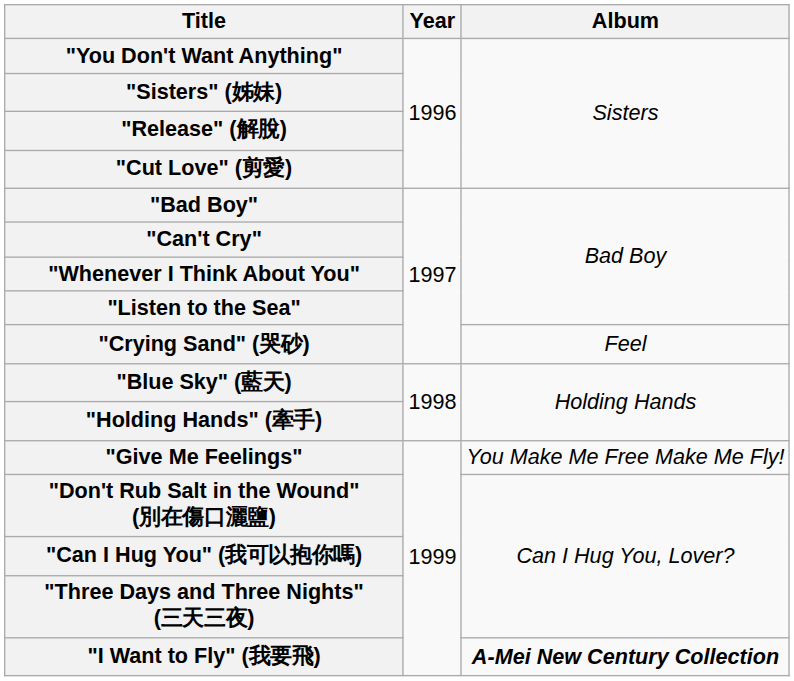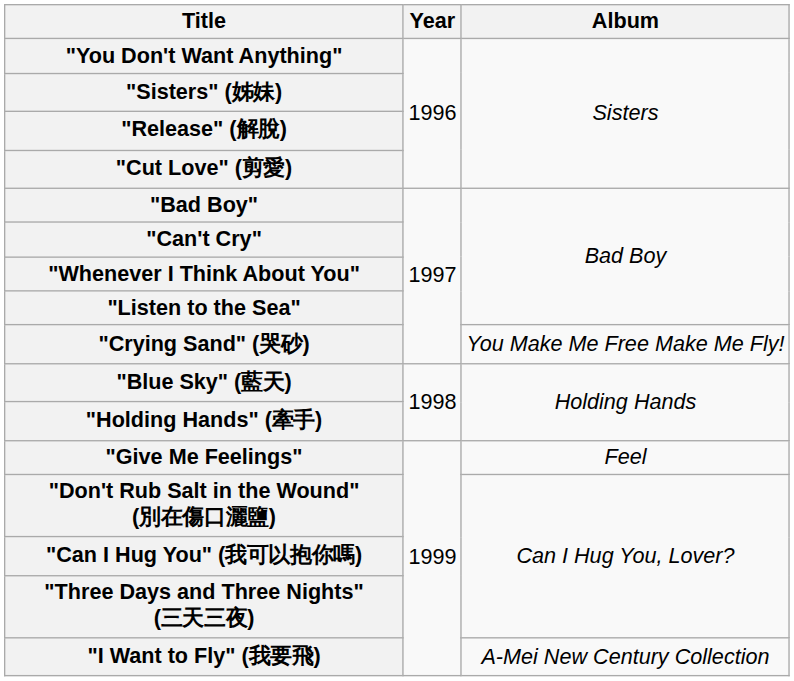(625, 344) Feel -> (625, 344) You Make Me Free Make Me Fly!
(625, 457) You Make Me Free Make Me Fly! -> (625, 457) Feel
(625, 656) bold -> (625, 656) normal
